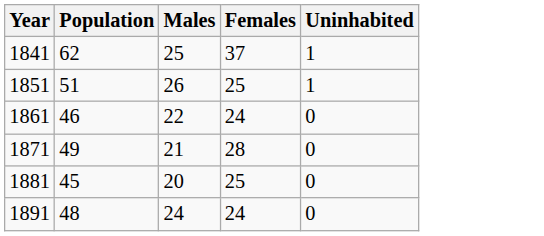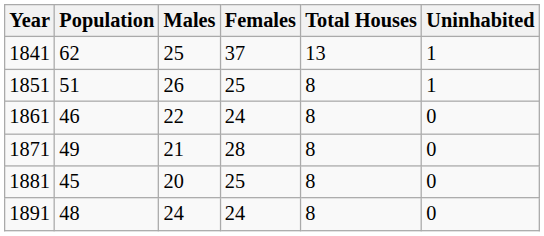+ column: (361, 20)
